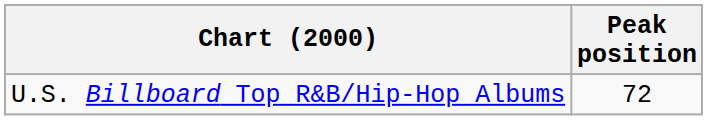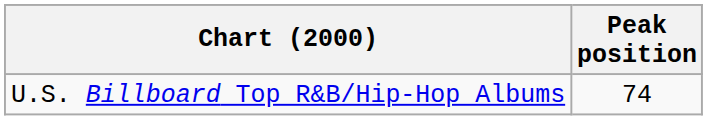(637, 95) 72 -> (637, 95) 74
